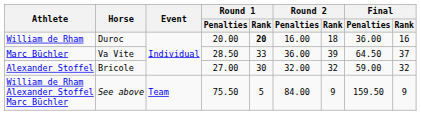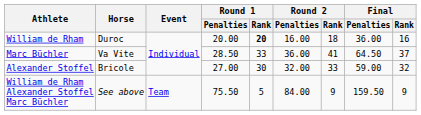(333, 53) 39 -> (333, 53) 41
(333, 68) 32 -> (333, 68) 33
